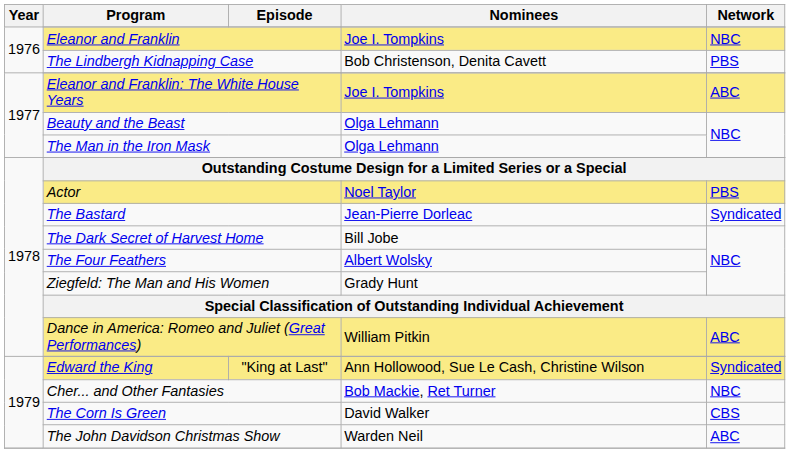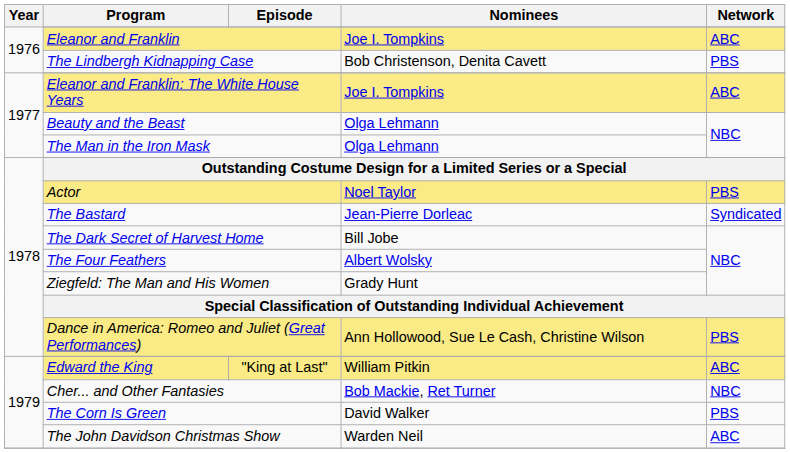(725, 38) NBC -> (725, 38) ABC
(387, 337) William Pitkin -> (494, 337) Ann Hollowood, Sue Le Cash, Christine Wilson
(725, 337) ABC -> (725, 337) PBS
(494, 368) Ann Hollowood, Sue Le Cash, Christine Wilson -> (387, 368) William Pitkin
(746, 368) Syndicated -> (725, 368) ABC
(725, 413) CBS -> (725, 413) PBS
